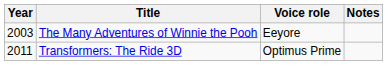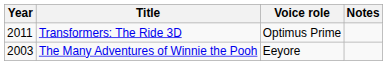rows swapped: (148, 32) <-> (110, 51)
